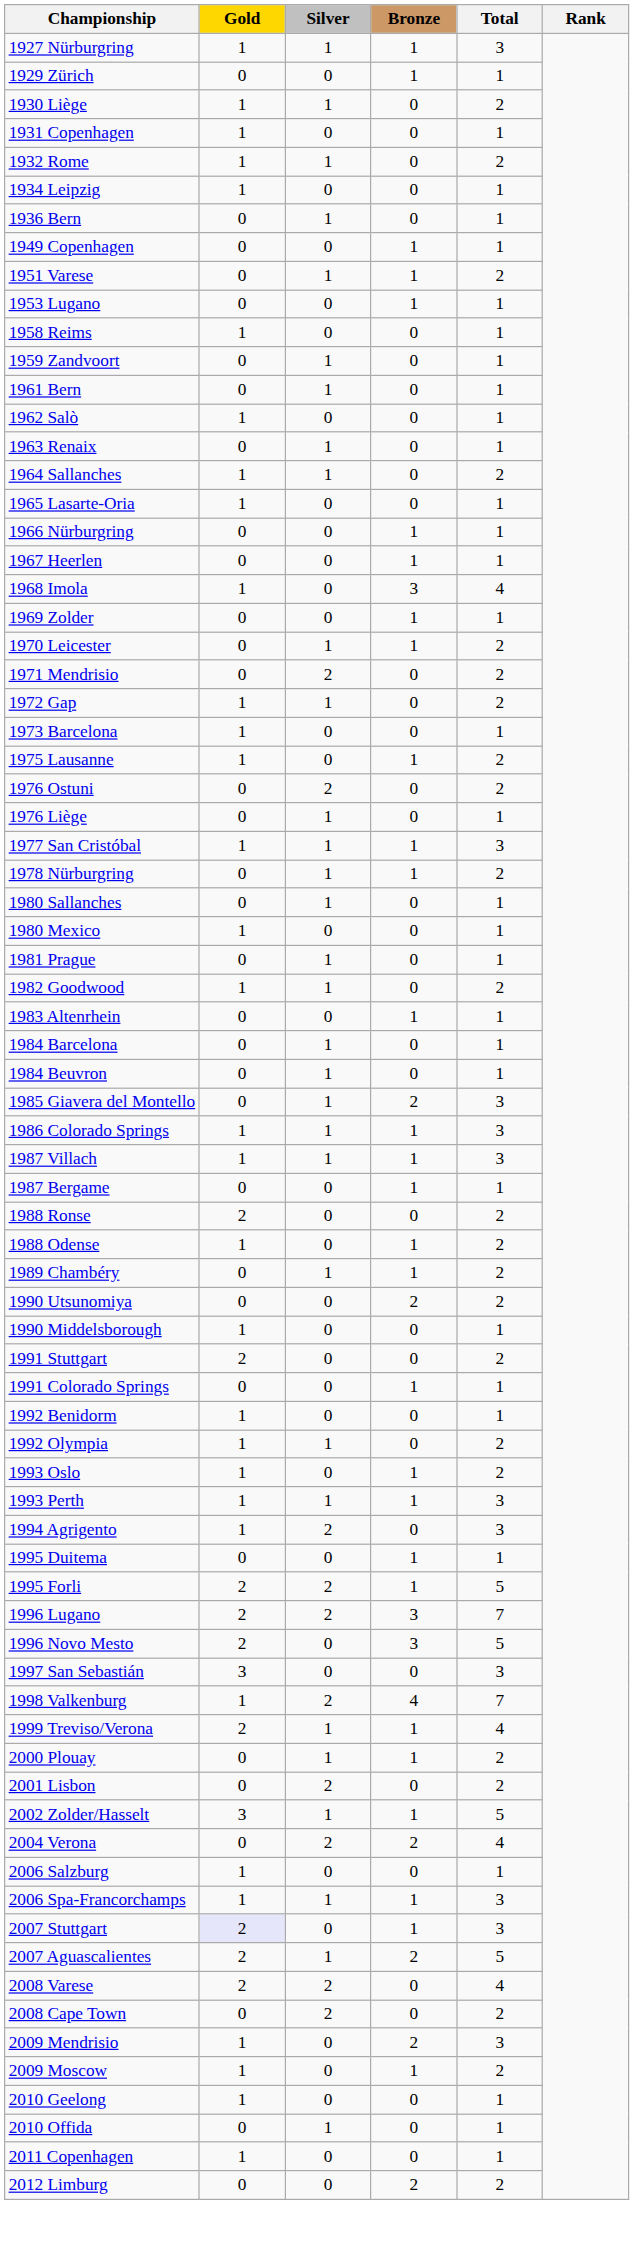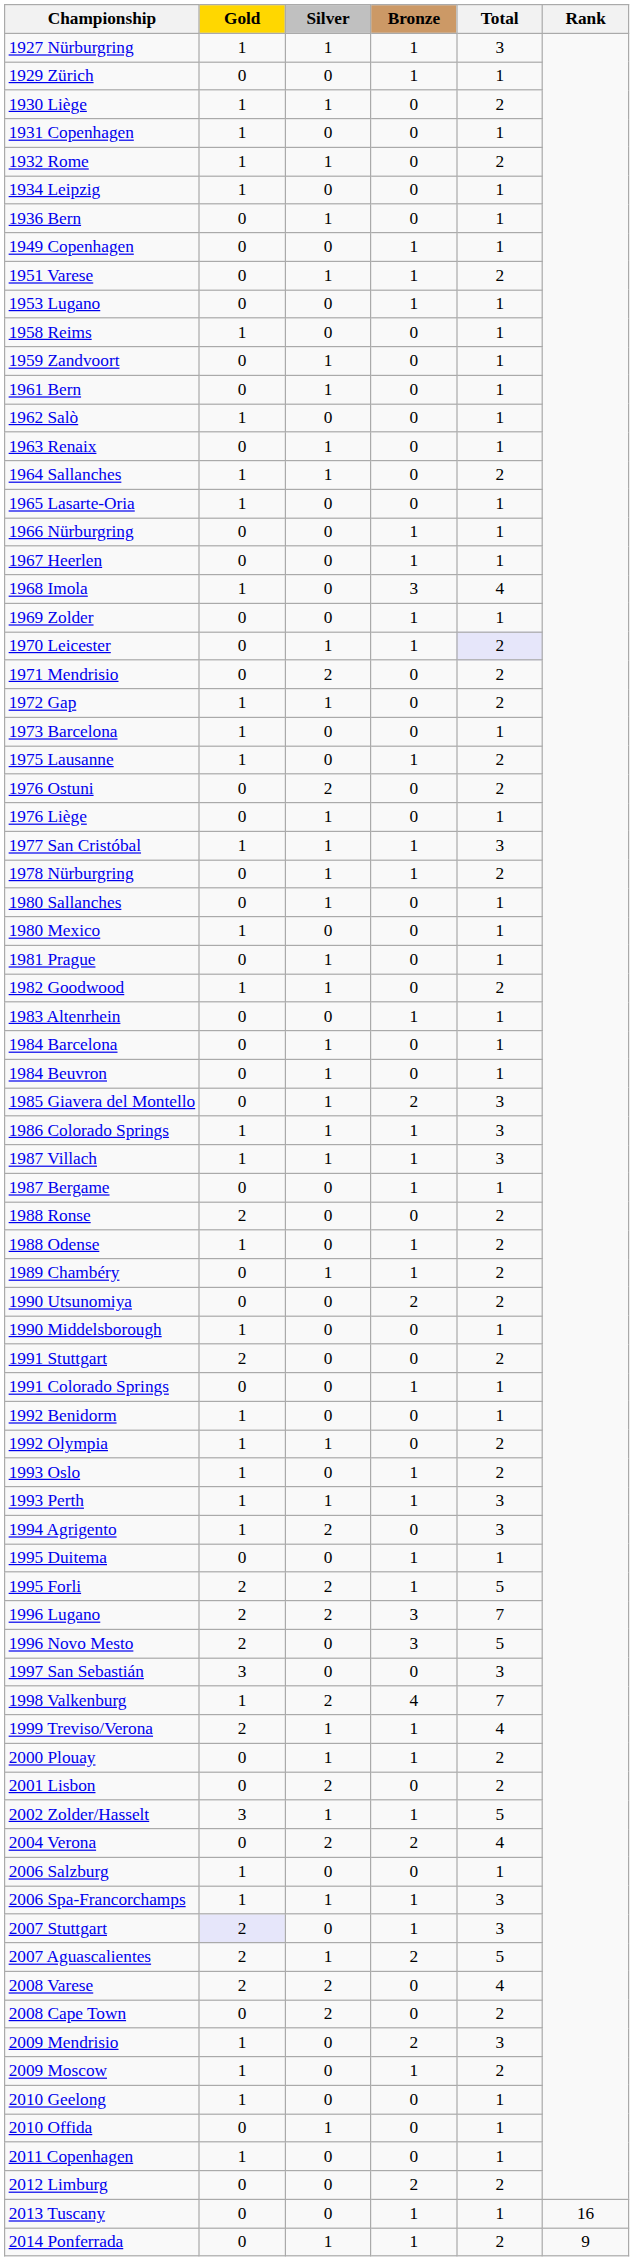(500, 646) no background -> (500, 646) lavender background
+ row: (57, 2213)
+ row: (66, 2242)
